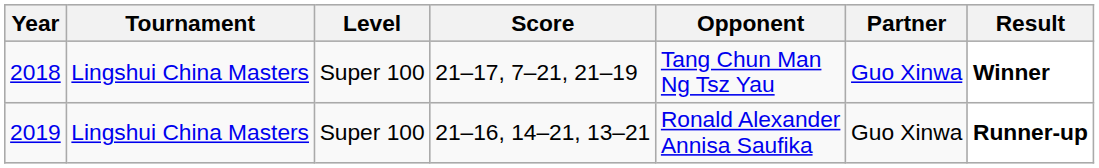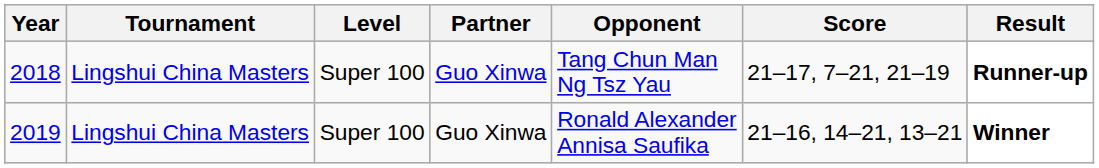columns swapped: (907, 23) <-> (543, 23)
(1011, 72) Winner -> (1030, 72) Runner-up
(1030, 133) Runner-up -> (1011, 133) Winner
